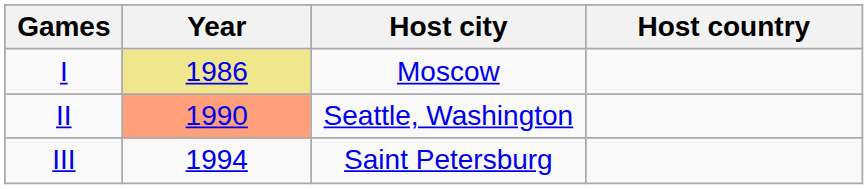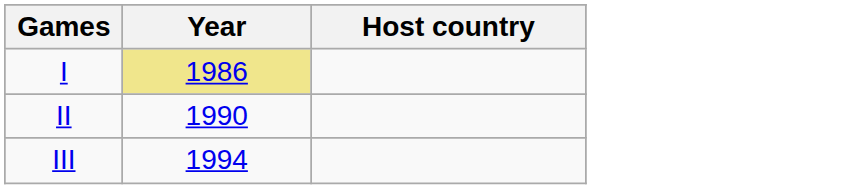- column: (448, 26)
(217, 115) lightsalmon background -> (217, 115) no background
